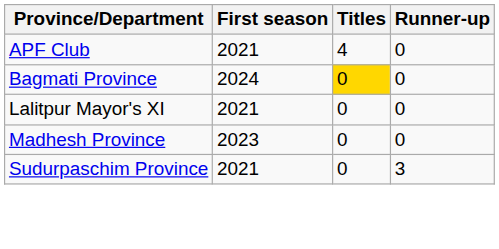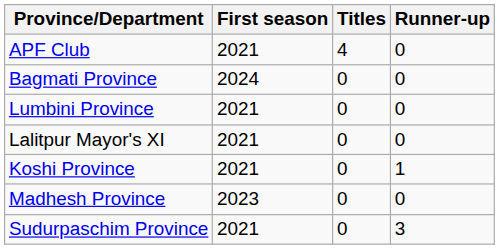(342, 79) gold background -> (342, 79) no background
+ row: (81, 109)
+ row: (72, 169)
